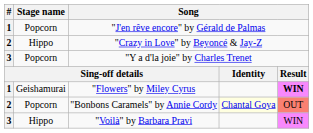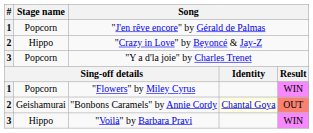(41, 89) Geishamurai -> (41, 89) Popcorn
(293, 89) bold -> (293, 89) normal
(41, 105) Popcorn -> (41, 105) Geishamurai
